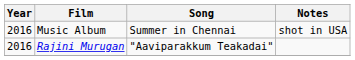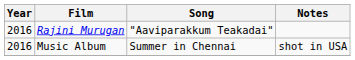rows swapped: (71, 30) <-> (81, 47)
